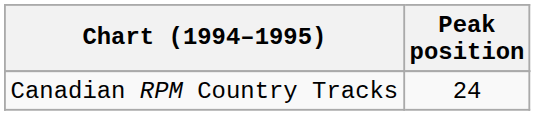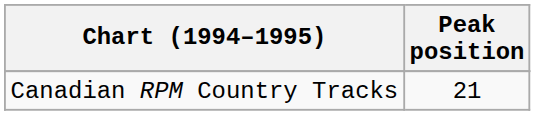(467, 91) 24 -> (467, 91) 21
